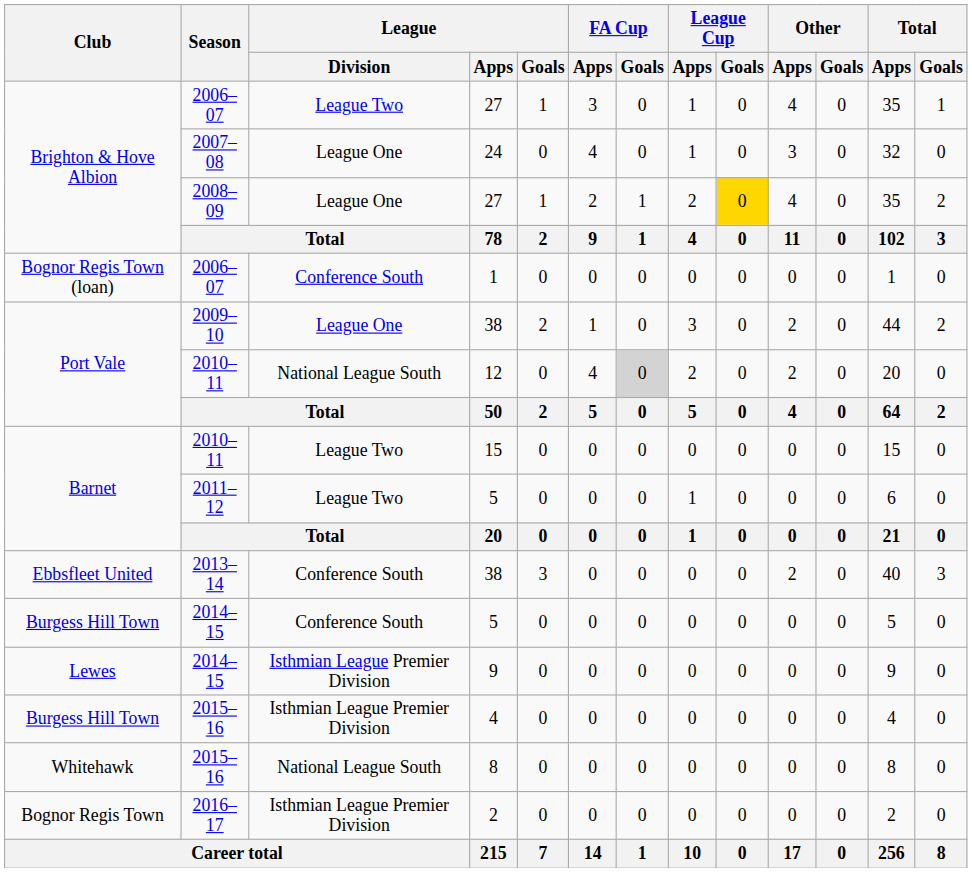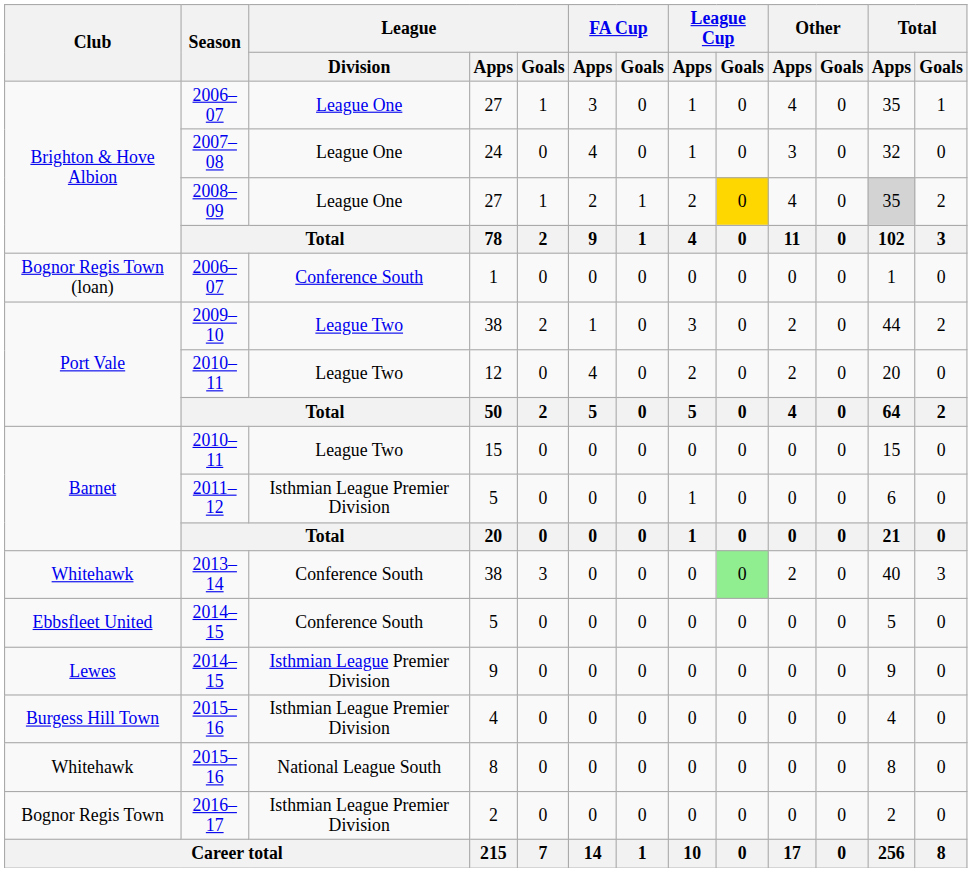(359, 104) League Two -> (359, 104) League One
(891, 201) no background -> (891, 201) lightgrey background
(359, 325) League One -> (359, 325) League Two
(359, 373) National League South -> (359, 373) League Two
(642, 373) lightgrey background -> (642, 373) no background
(359, 498) League Two -> (359, 498) Isthmian League Premier Division
(93, 574) Ebbsfleet United -> (93, 574) Whitehawk
(742, 574) no background -> (742, 574) lightgreen background
(93, 622) Burgess Hill Town -> (93, 622) Ebbsfleet United
